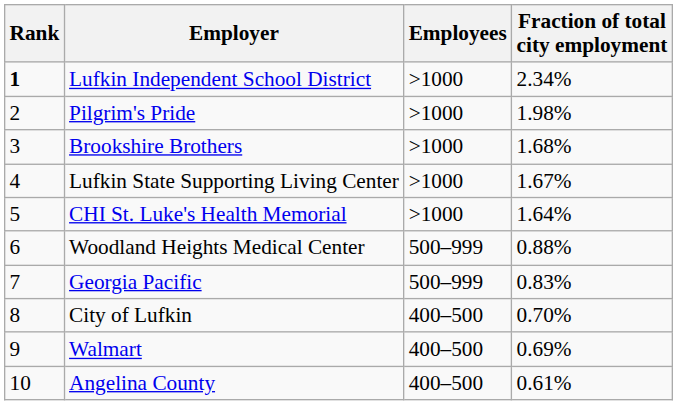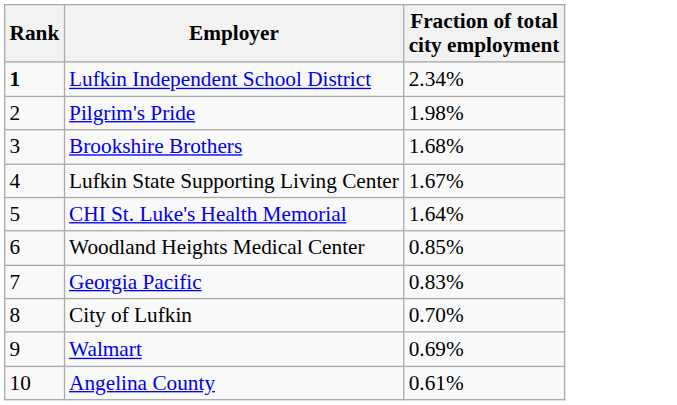- column: (458, 33)
(544, 247) 0.88% -> (436, 247) 0.85%
